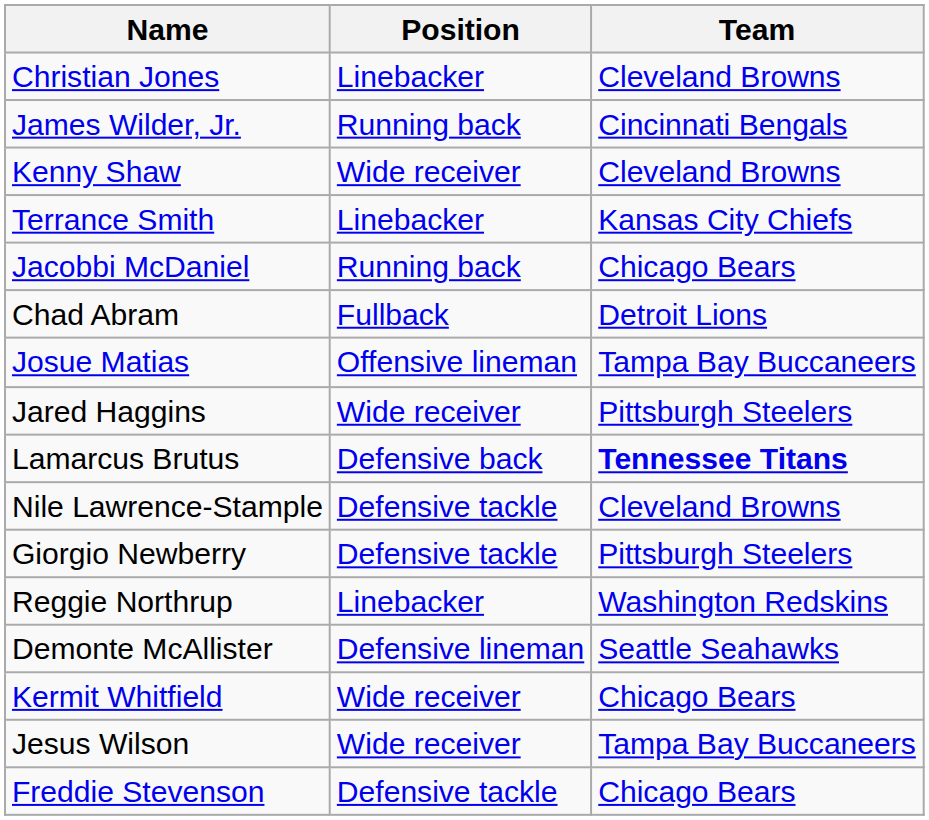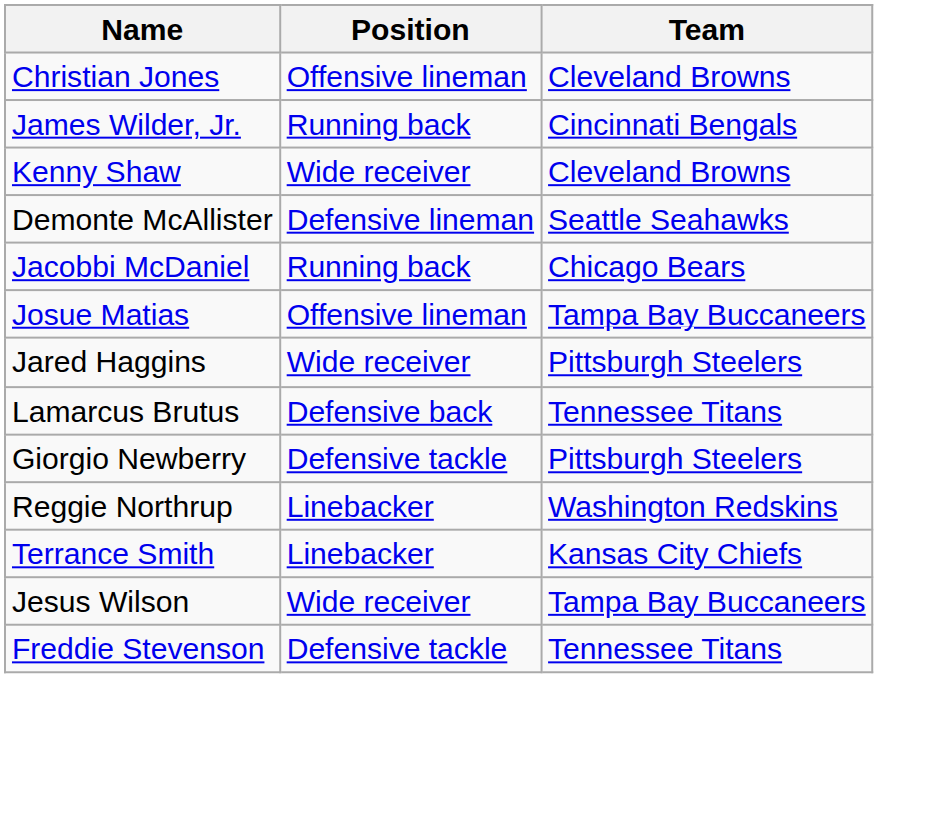(410, 77) Linebacker -> (407, 77) Offensive lineman
rows swapped: (142, 648) <-> (113, 220)
- row: (96, 315)
(723, 458) bold -> (665, 410) normal
- row: (167, 505)
- row: (117, 696)
(697, 791) Chicago Bears -> (665, 648) Tennessee Titans
